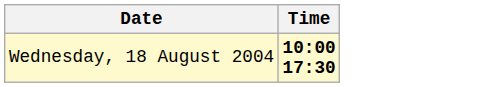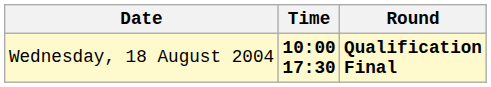+ column: (413, 19)
